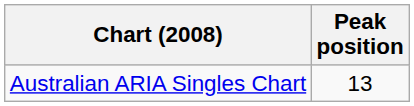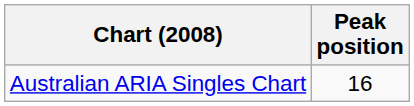(360, 82) 13 -> (360, 82) 16
